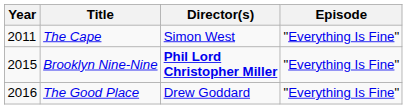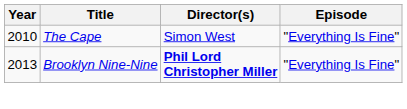(22, 36) 2011 -> (22, 36) 2010
(22, 64) 2015 -> (22, 64) 2013
- row: (91, 93)
